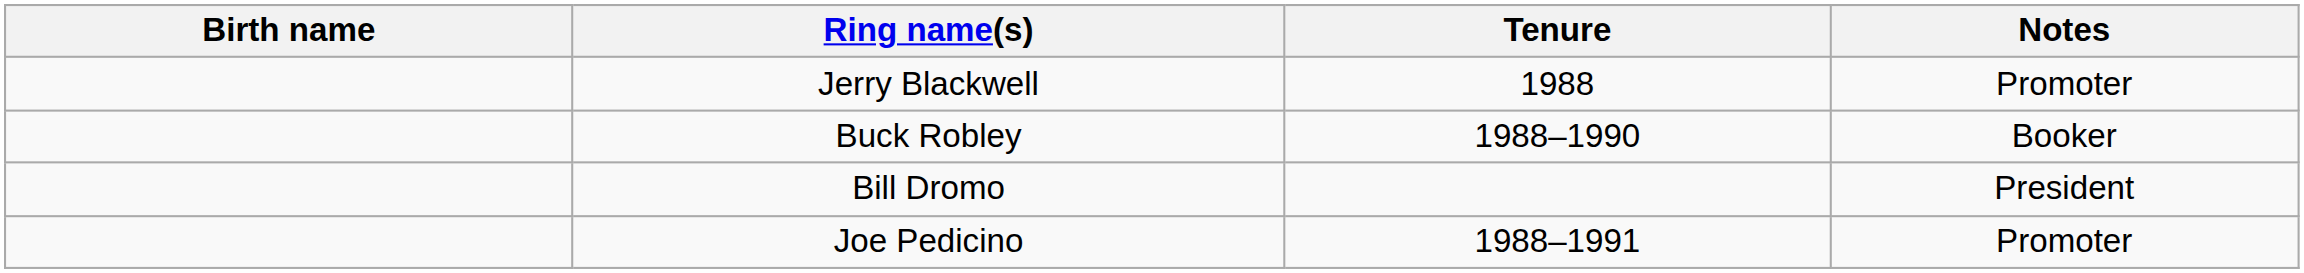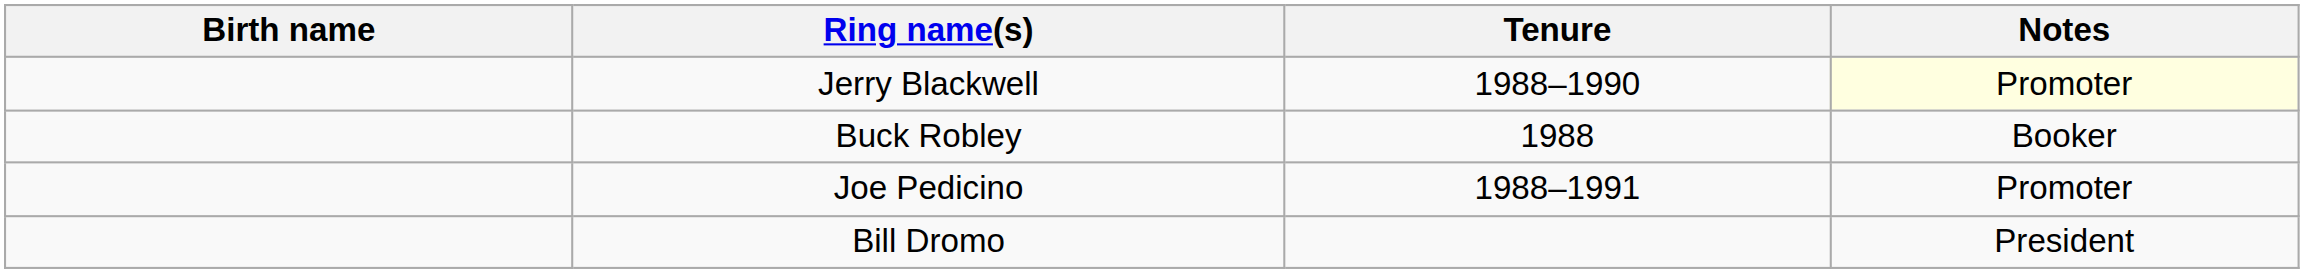(1557, 83) 1988 -> (1557, 83) 1988–1990
(2064, 83) no background -> (2064, 83) lightyellow background
(1557, 135) 1988–1990 -> (1557, 135) 1988
rows swapped: (929, 188) <-> (929, 240)
